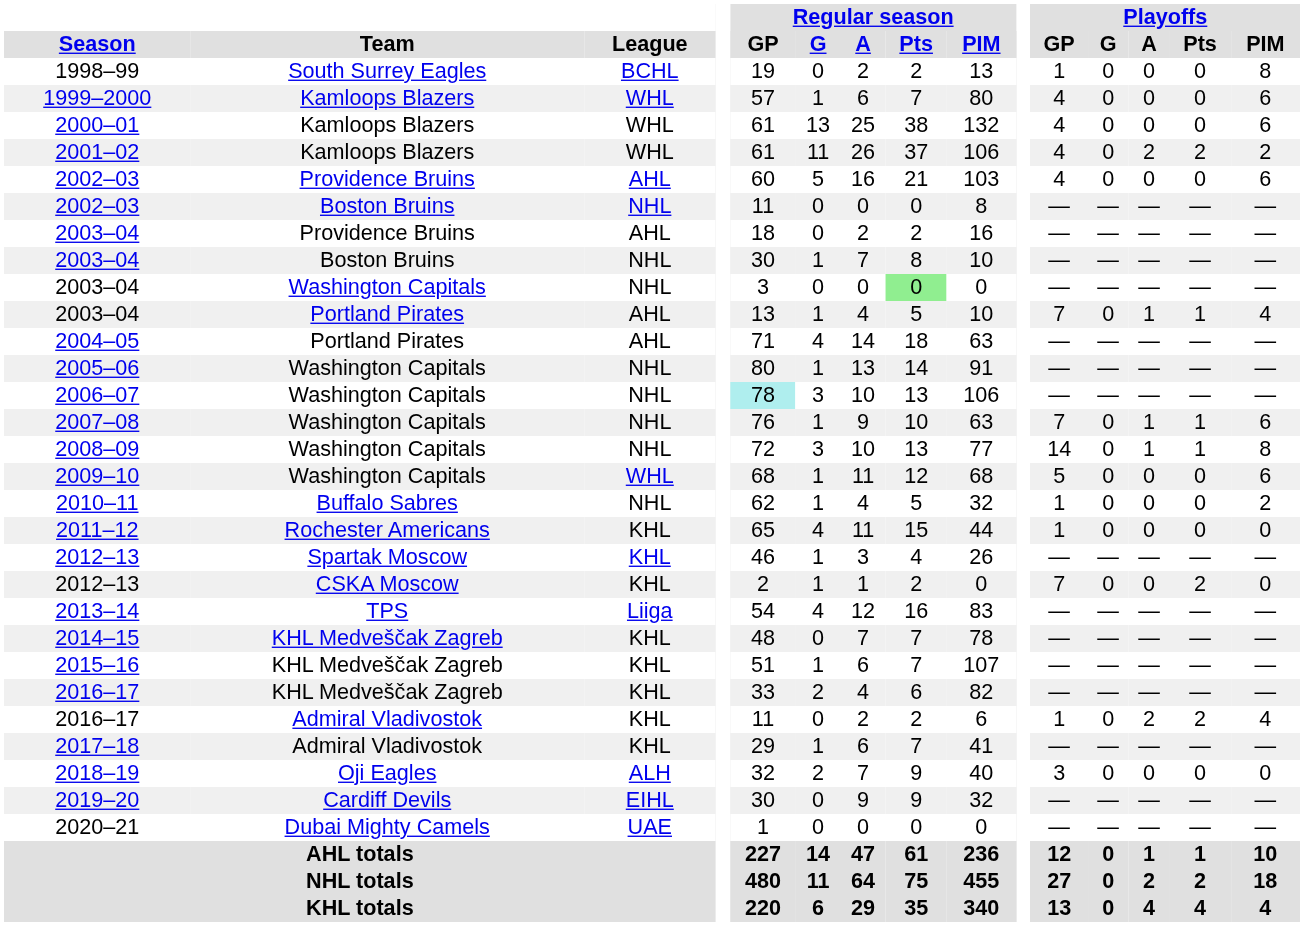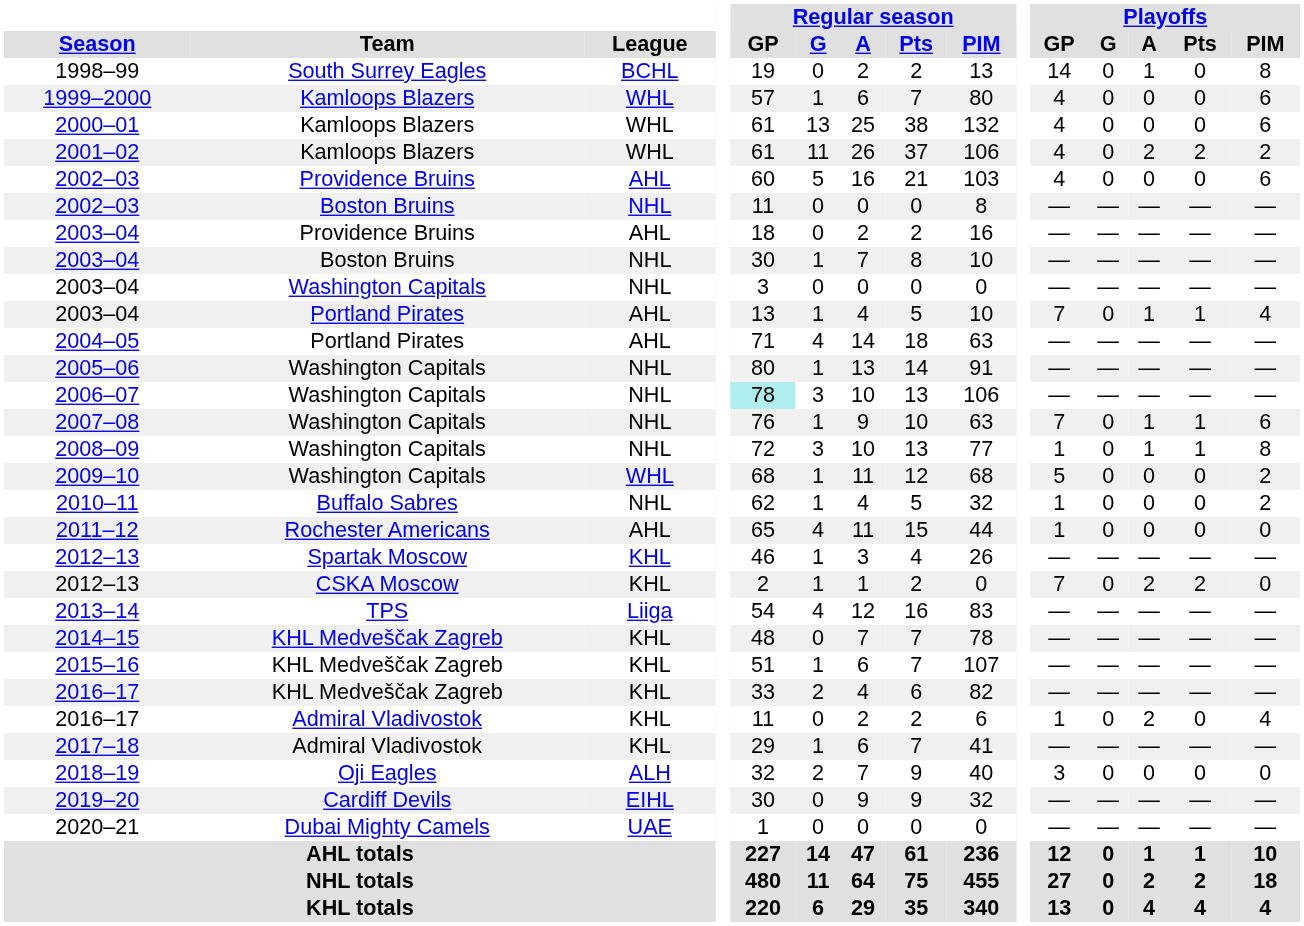(1059, 71) 1 -> (1059, 71) 14
(1149, 71) 0 -> (1149, 71) 1
(916, 287) lightgreen background -> (916, 287) no background
(1059, 449) 14 -> (1059, 449) 1
(1265, 476) 6 -> (1265, 476) 2
(650, 530) KHL -> (650, 530) AHL
(1149, 584) 0 -> (1149, 584) 2
(1200, 719) 2 -> (1200, 719) 0
